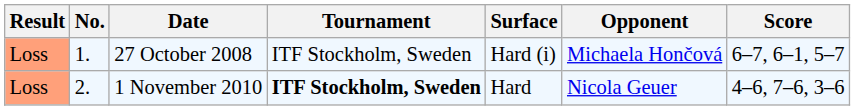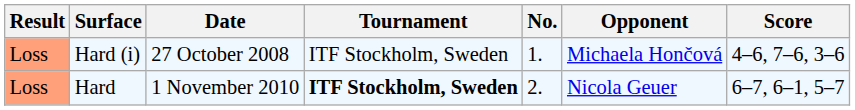columns swapped: (90, 20) <-> (524, 20)
(788, 53) 6–7, 6–1, 5–7 -> (788, 53) 4–6, 7–6, 3–6
(788, 87) 4–6, 7–6, 3–6 -> (788, 87) 6–7, 6–1, 5–7
